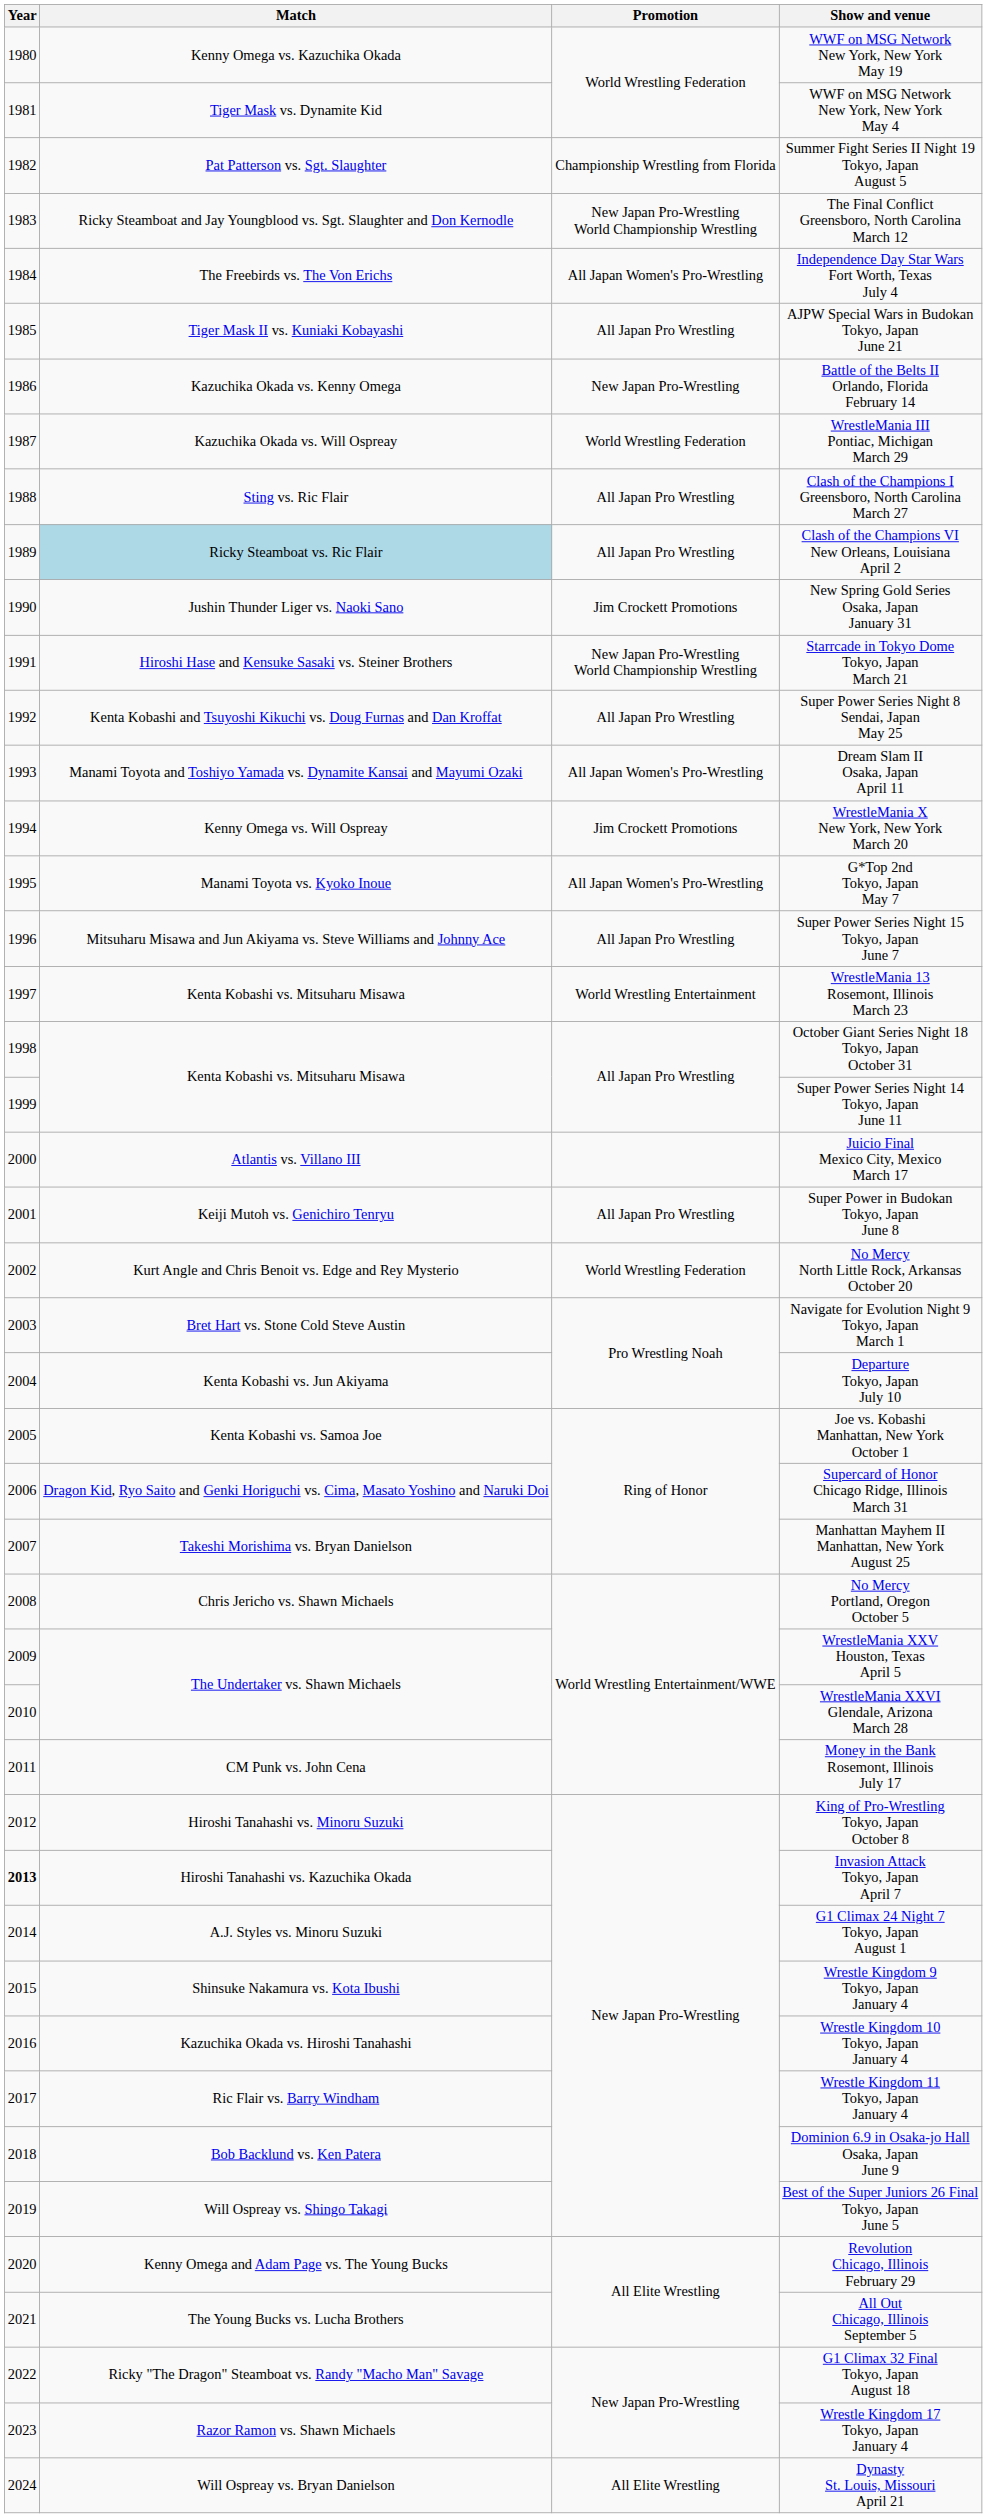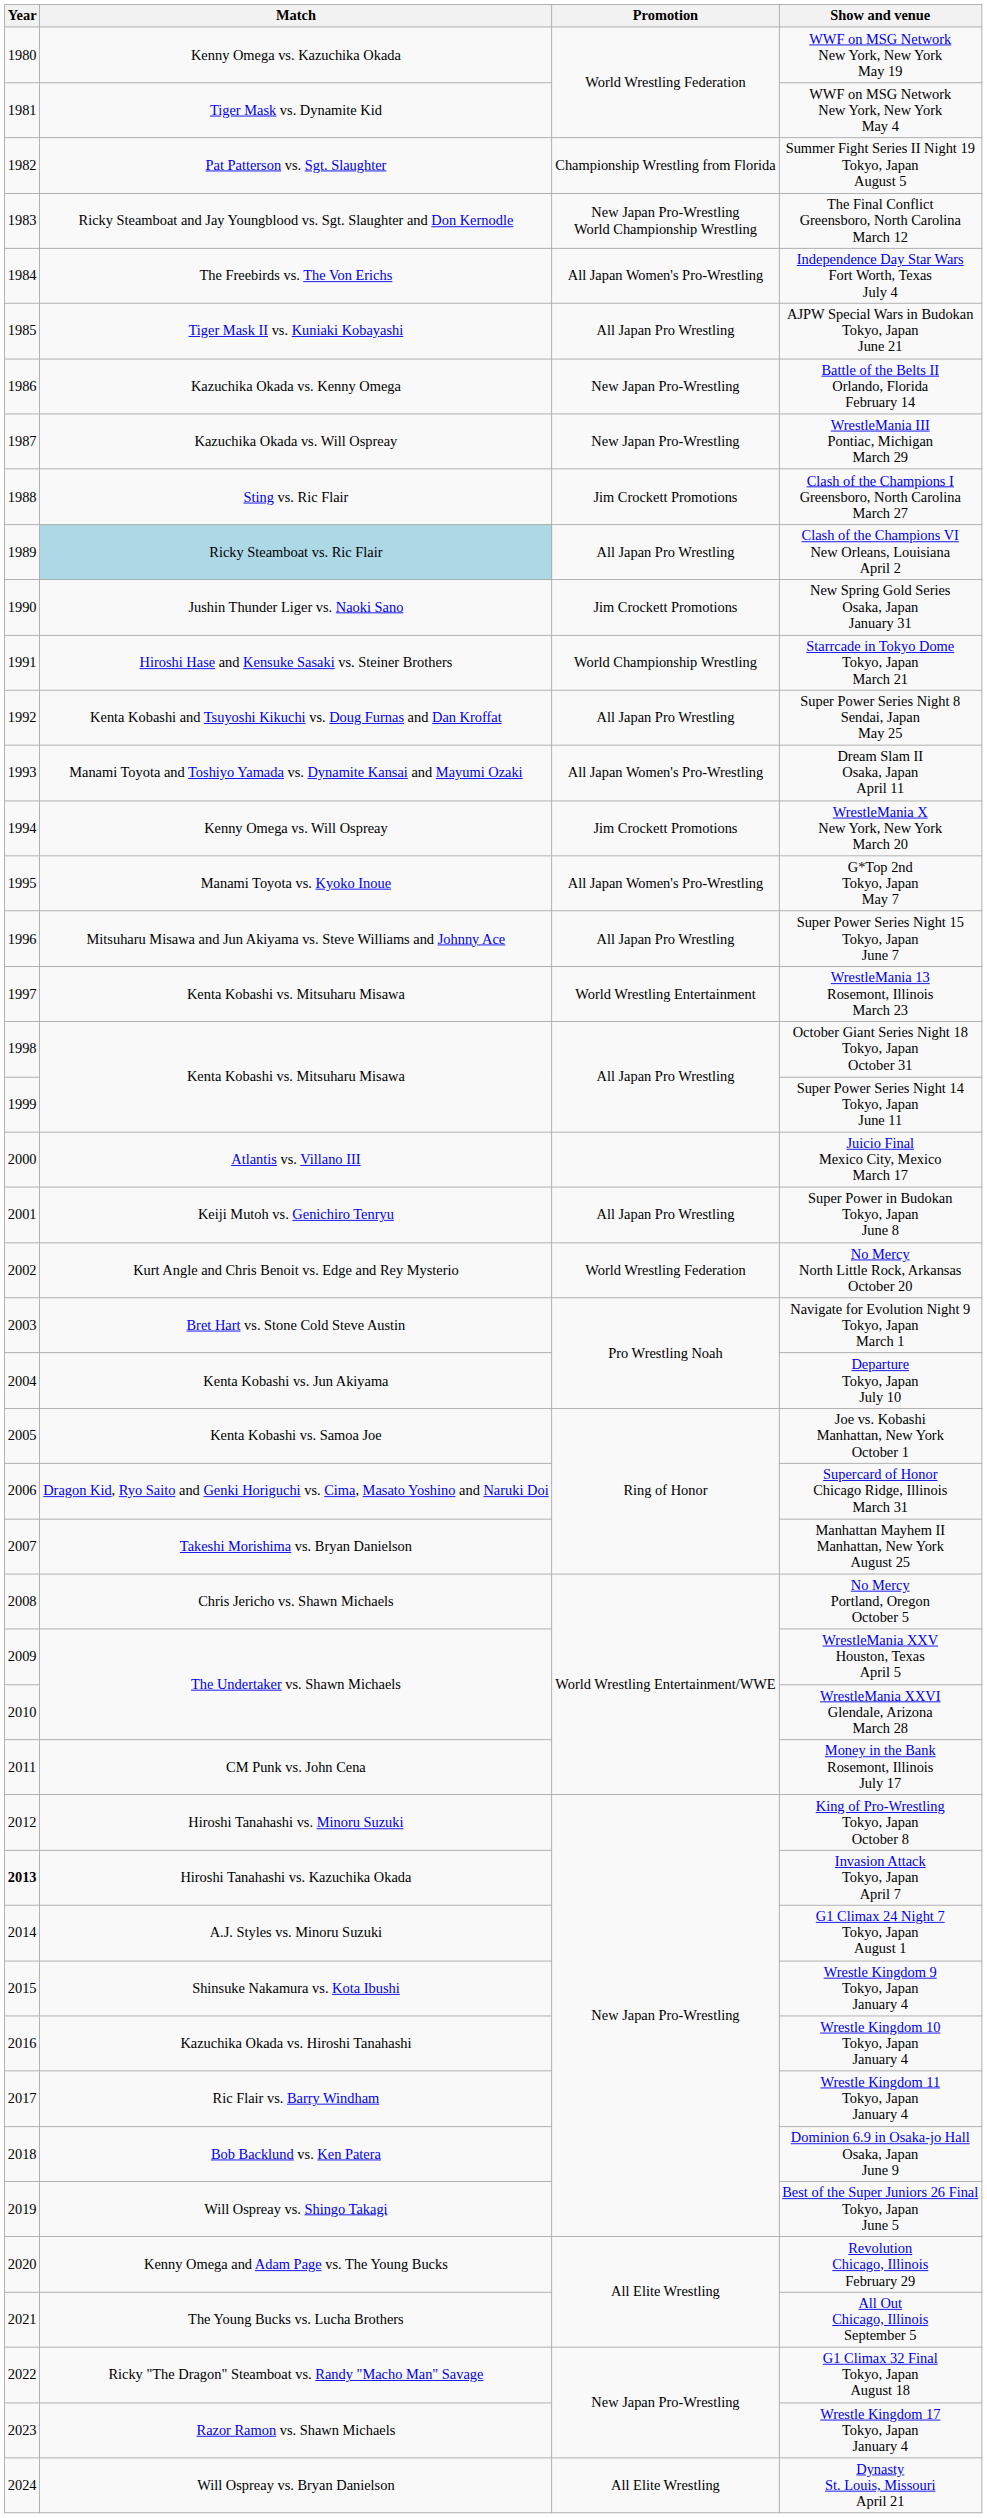(665, 441) World Wrestling Federation -> (665, 441) New Japan Pro-Wrestling
(665, 496) All Japan Pro Wrestling -> (665, 496) Jim Crockett Promotions
(665, 662) New Japan Pro-Wrestling World Championship Wrestling -> (665, 662) World Championship Wrestling
